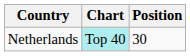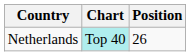(140, 39) 30 -> (140, 39) 26
